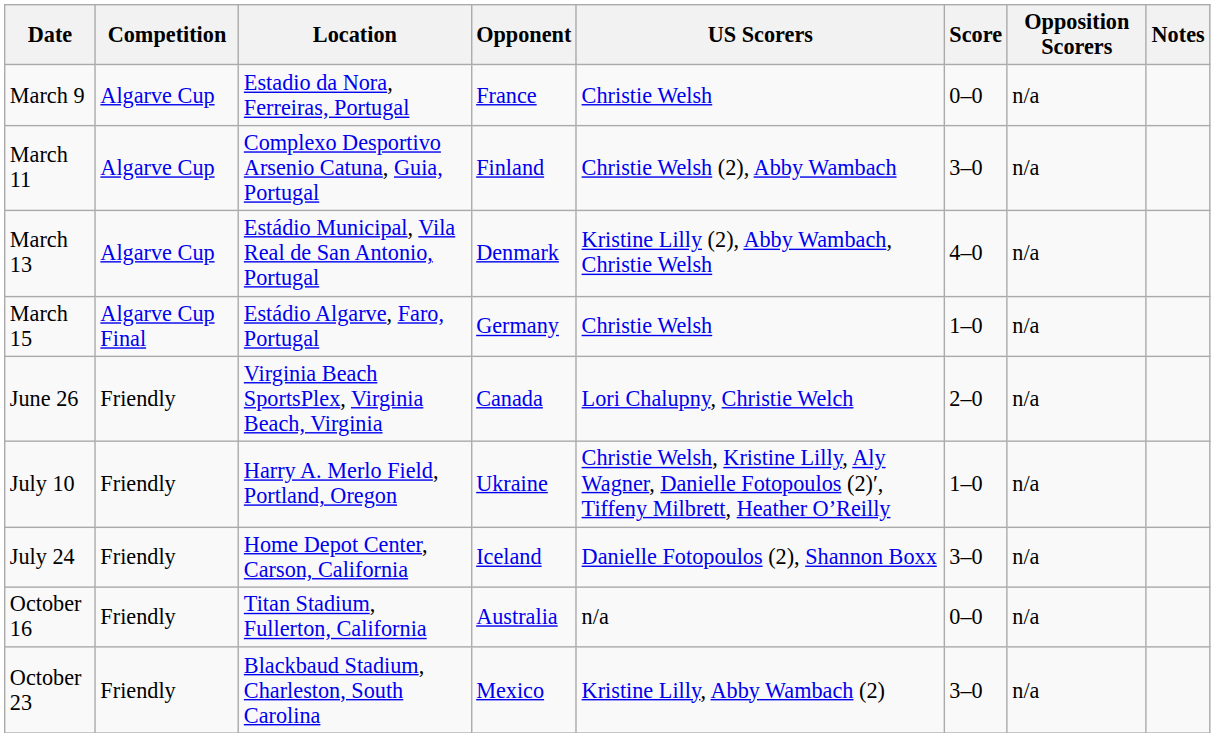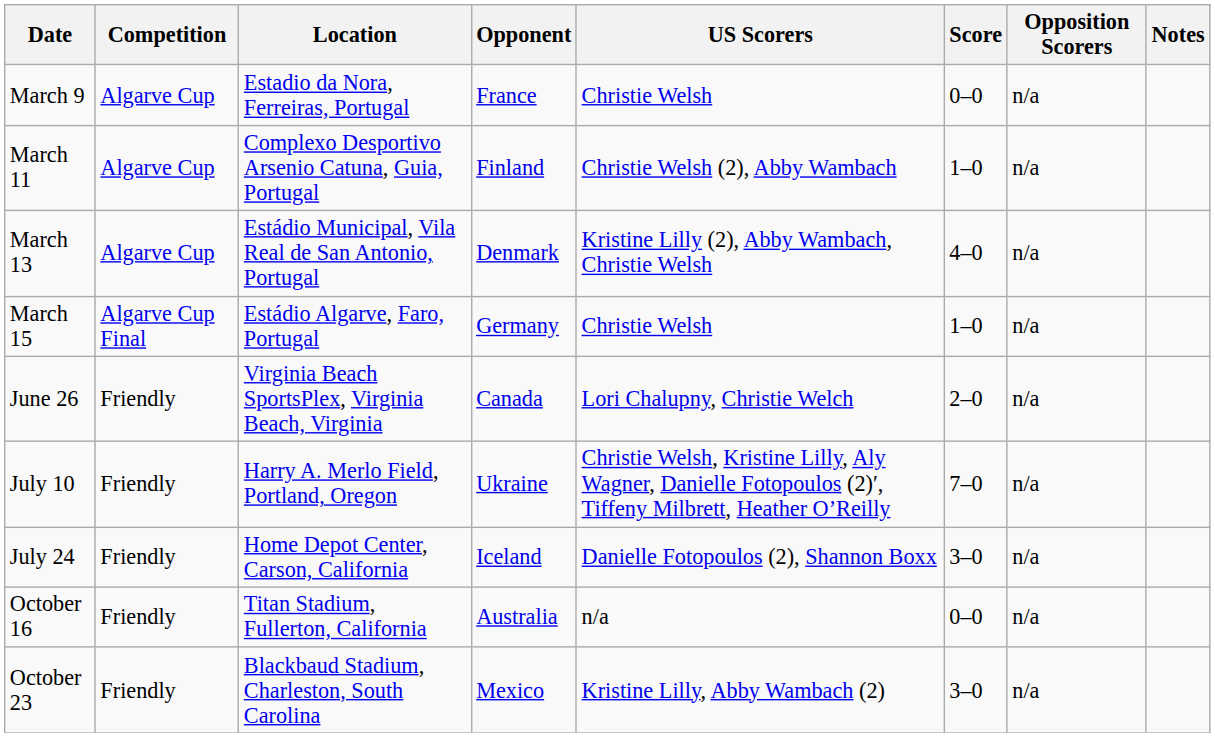(966, 167) 3–0 -> (966, 167) 1–0
(966, 483) 1–0 -> (966, 483) 7–0
